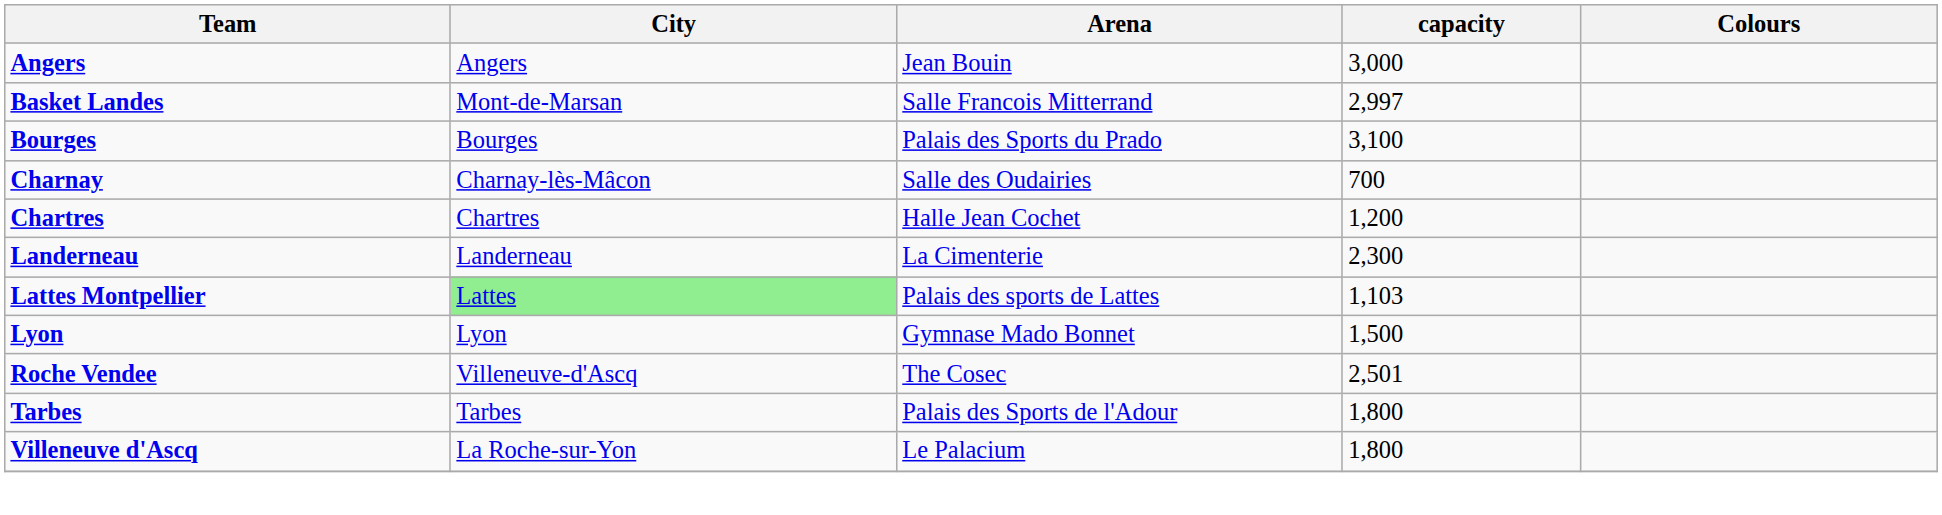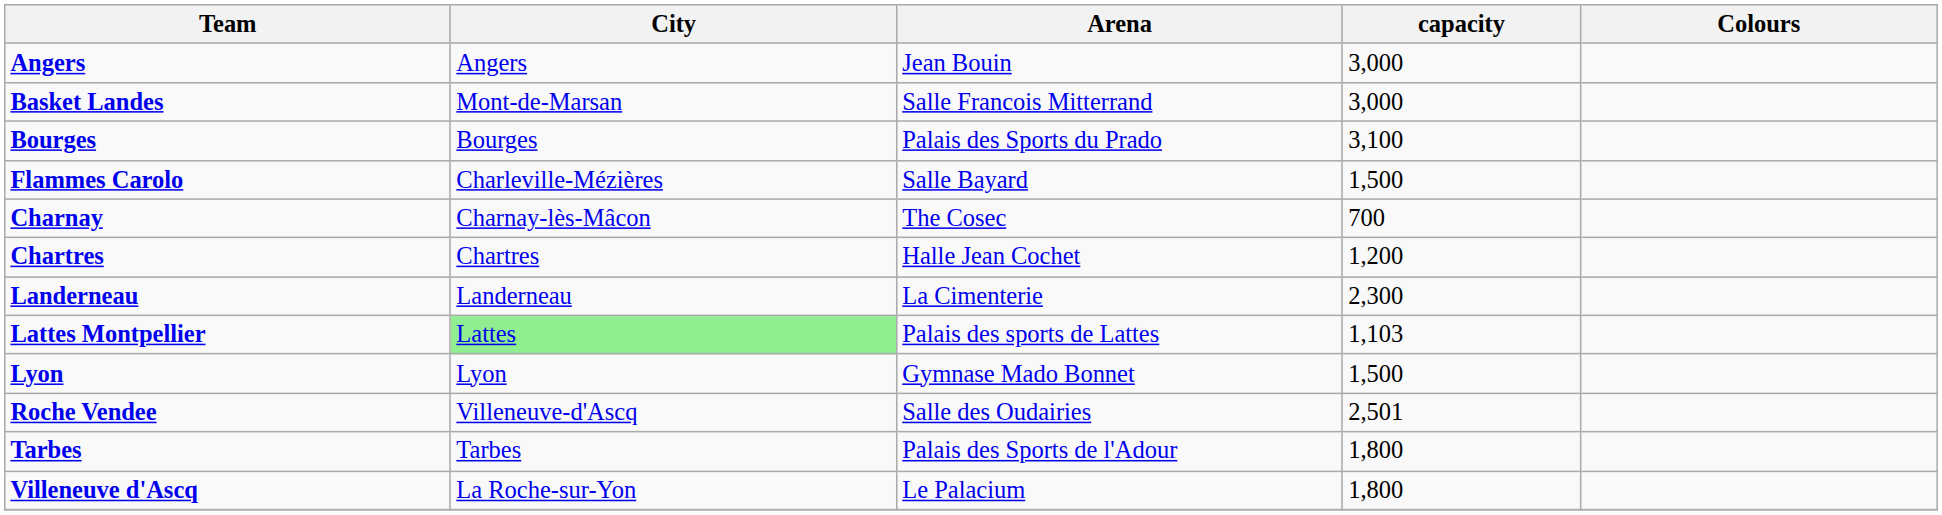(1376, 101) 2,997 -> (1376, 101) 3,000
+ row: (97, 179)
(997, 179) Salle des Oudairies -> (954, 218) The Cosec
(954, 373) The Cosec -> (997, 412) Salle des Oudairies
